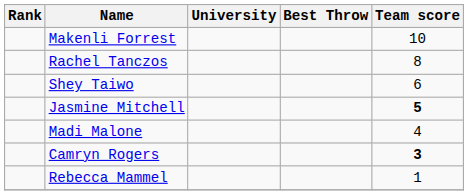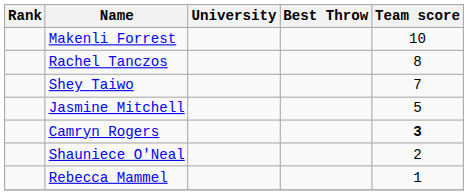(418, 85) 6 -> (418, 85) 7
(418, 108) bold -> (418, 108) normal
- row: (95, 132)
+ row: (117, 155)
